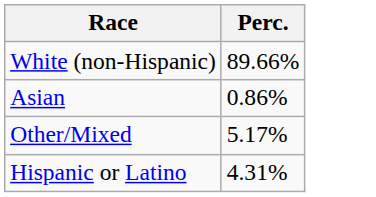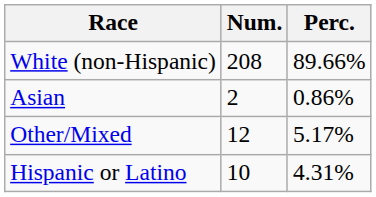+ column: (254, 23)
